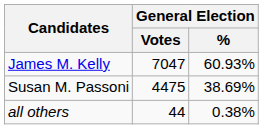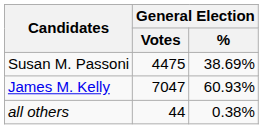rows swapped: (59, 64) <-> (69, 87)
